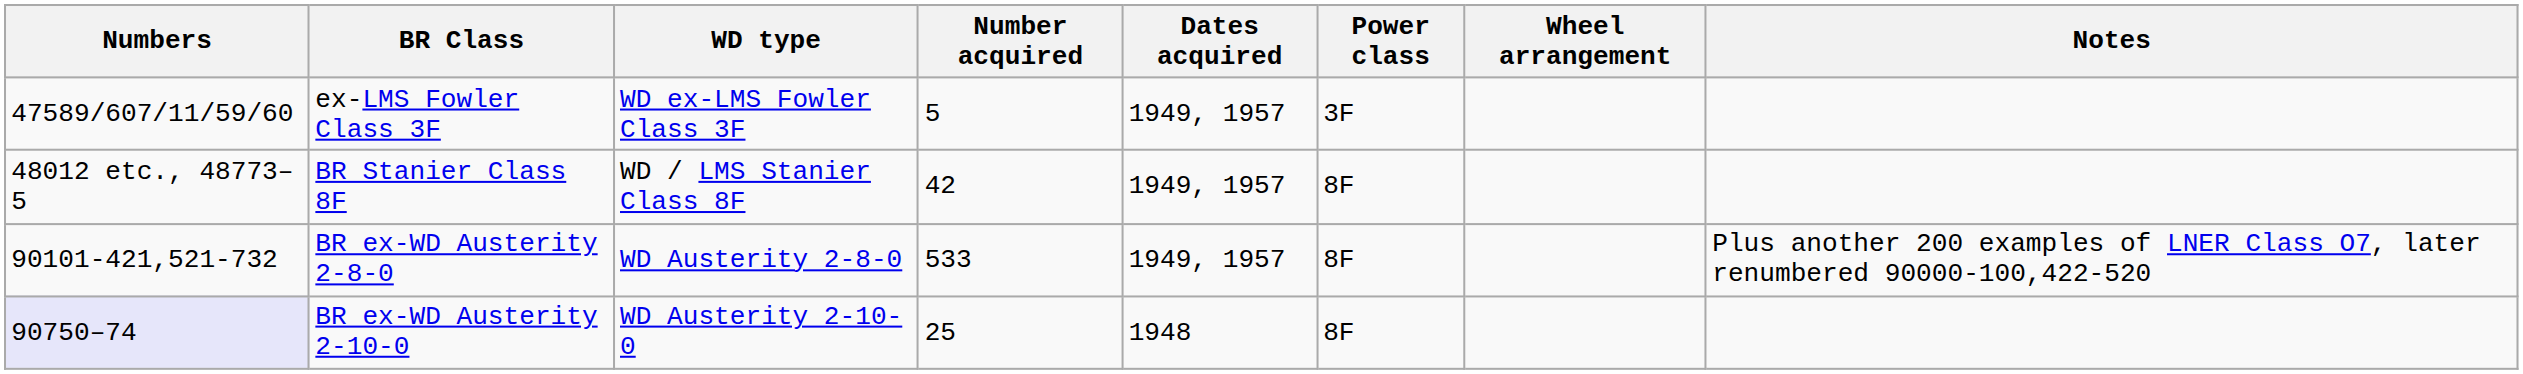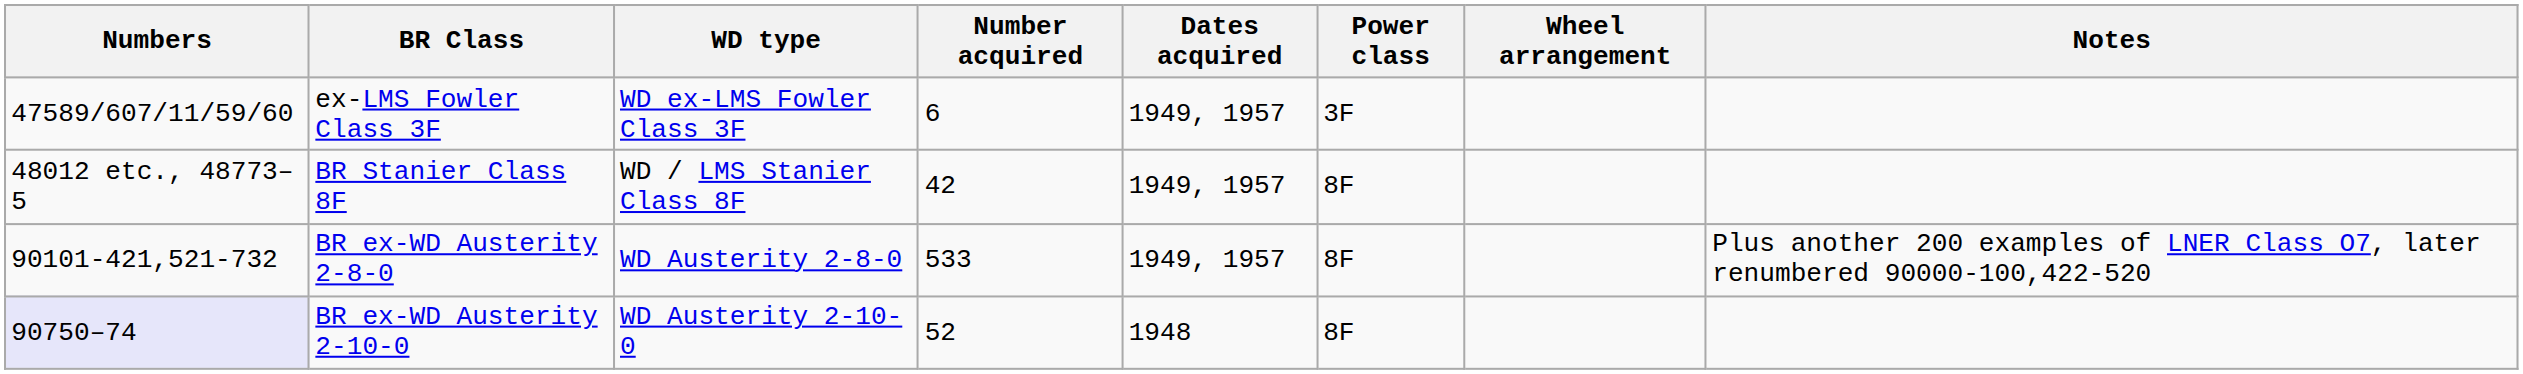(932, 114) 5 -> (932, 114) 6
(940, 332) 25 -> (940, 332) 52
